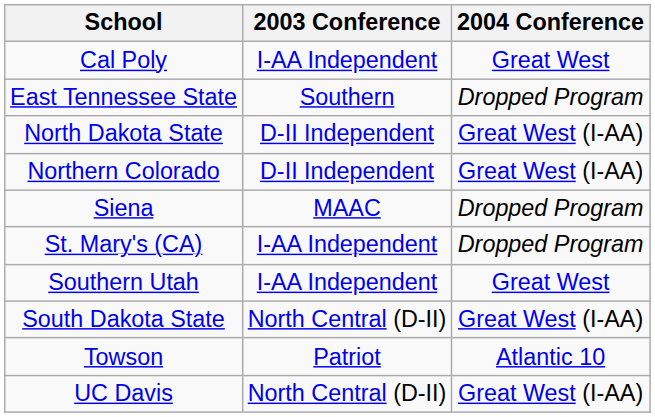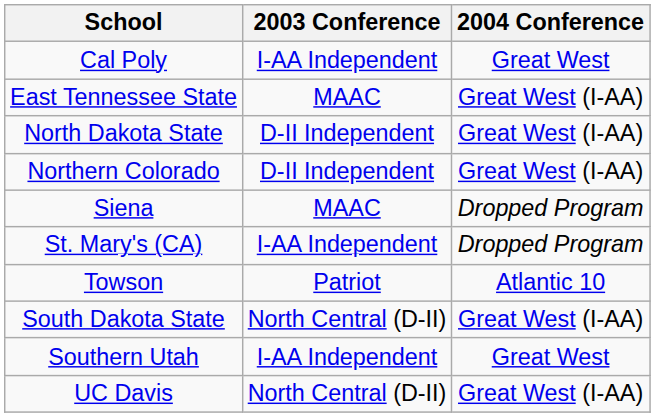(347, 97) Southern -> (347, 97) MAAC
(551, 97) Dropped Program -> (551, 97) Great West (I-AA)
rows swapped: (124, 282) <-> (124, 356)
